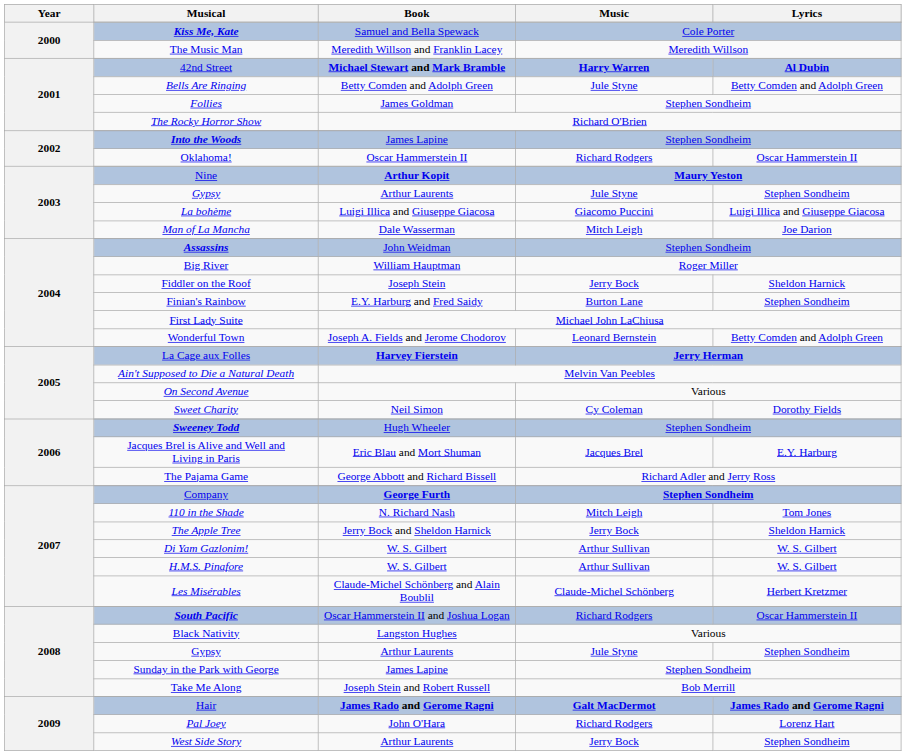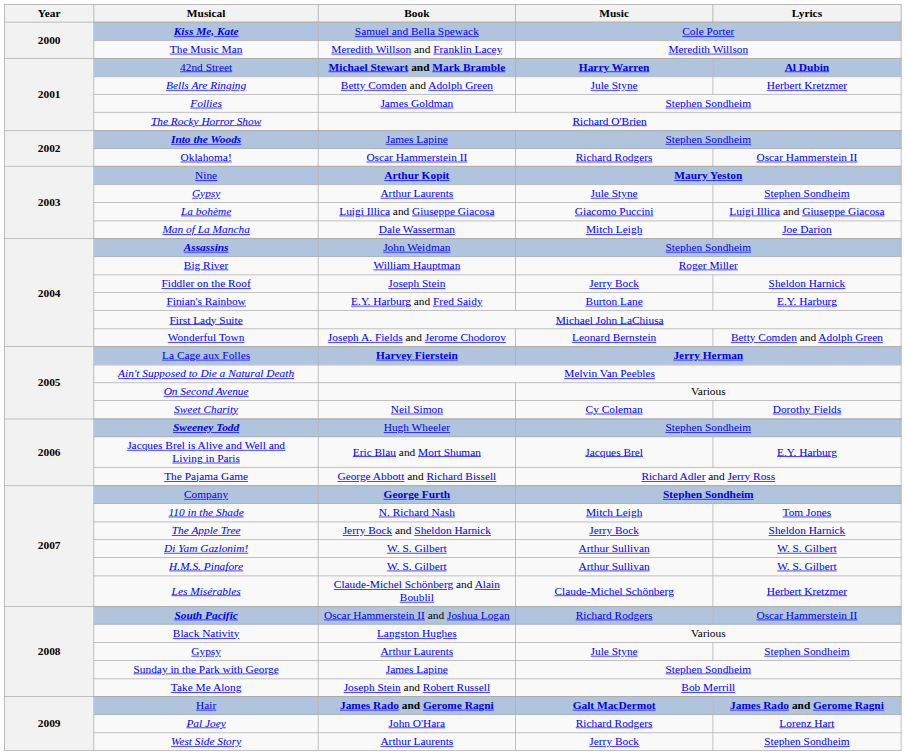(807, 85) Betty Comden and Adolph Green -> (807, 85) Herbert Kretzmer
(807, 301) Stephen Sondheim -> (807, 301) E.Y. Harburg
